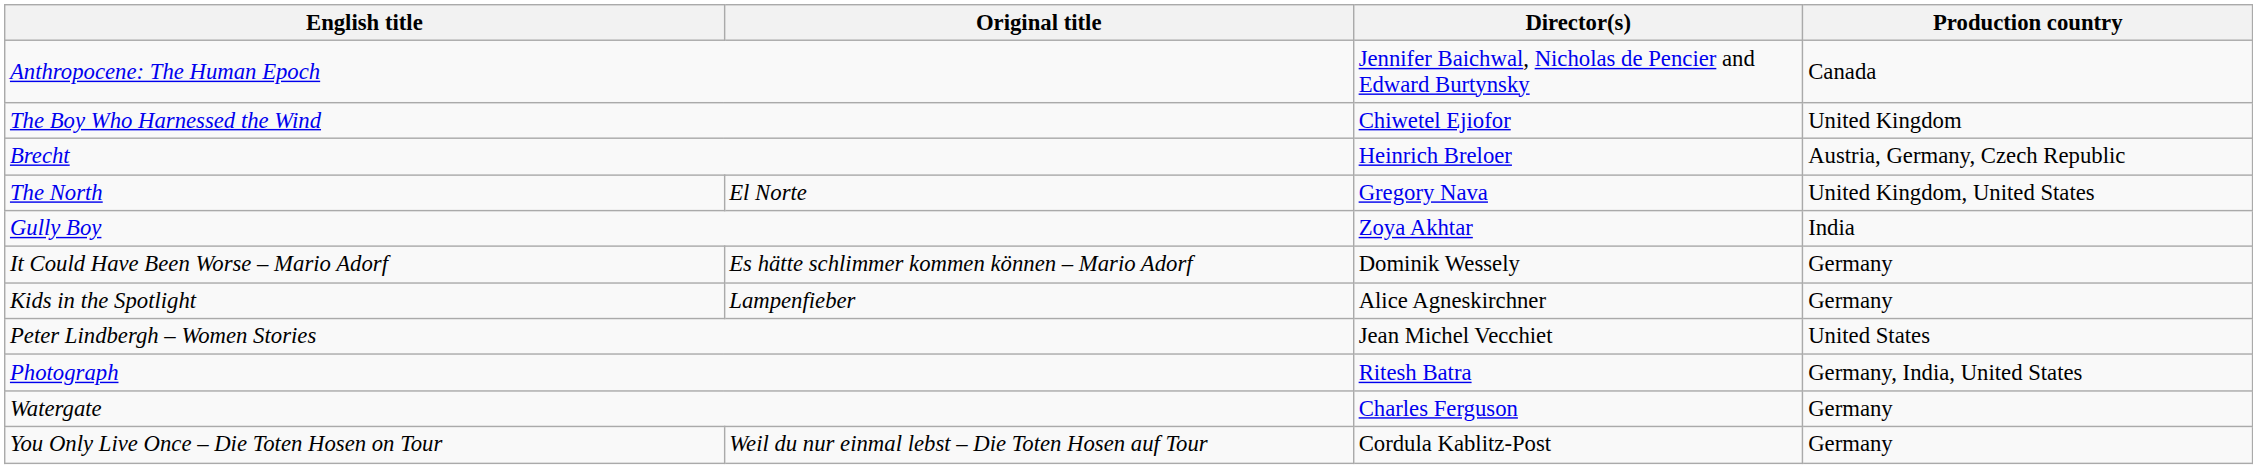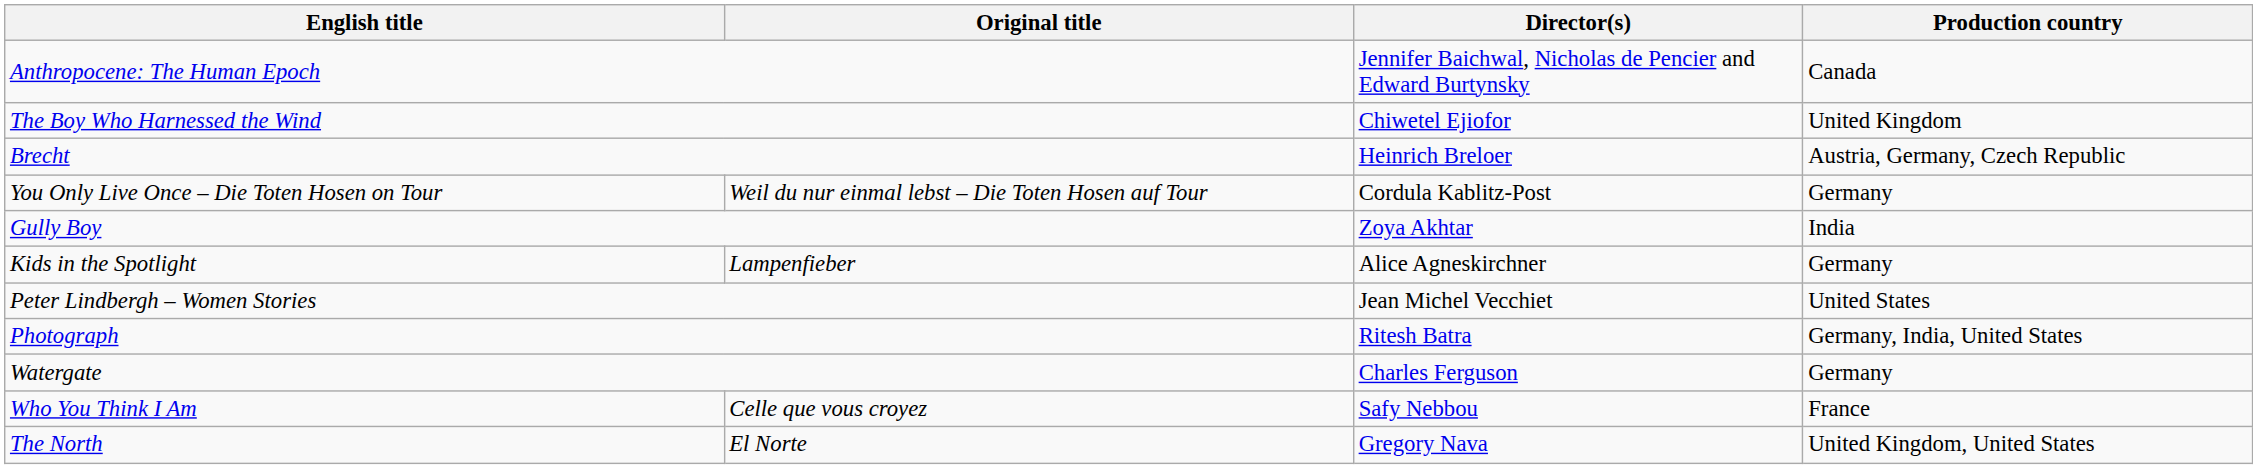rows swapped: (56, 192) <-> (226, 444)
- row: (199, 264)
+ row: (103, 408)
